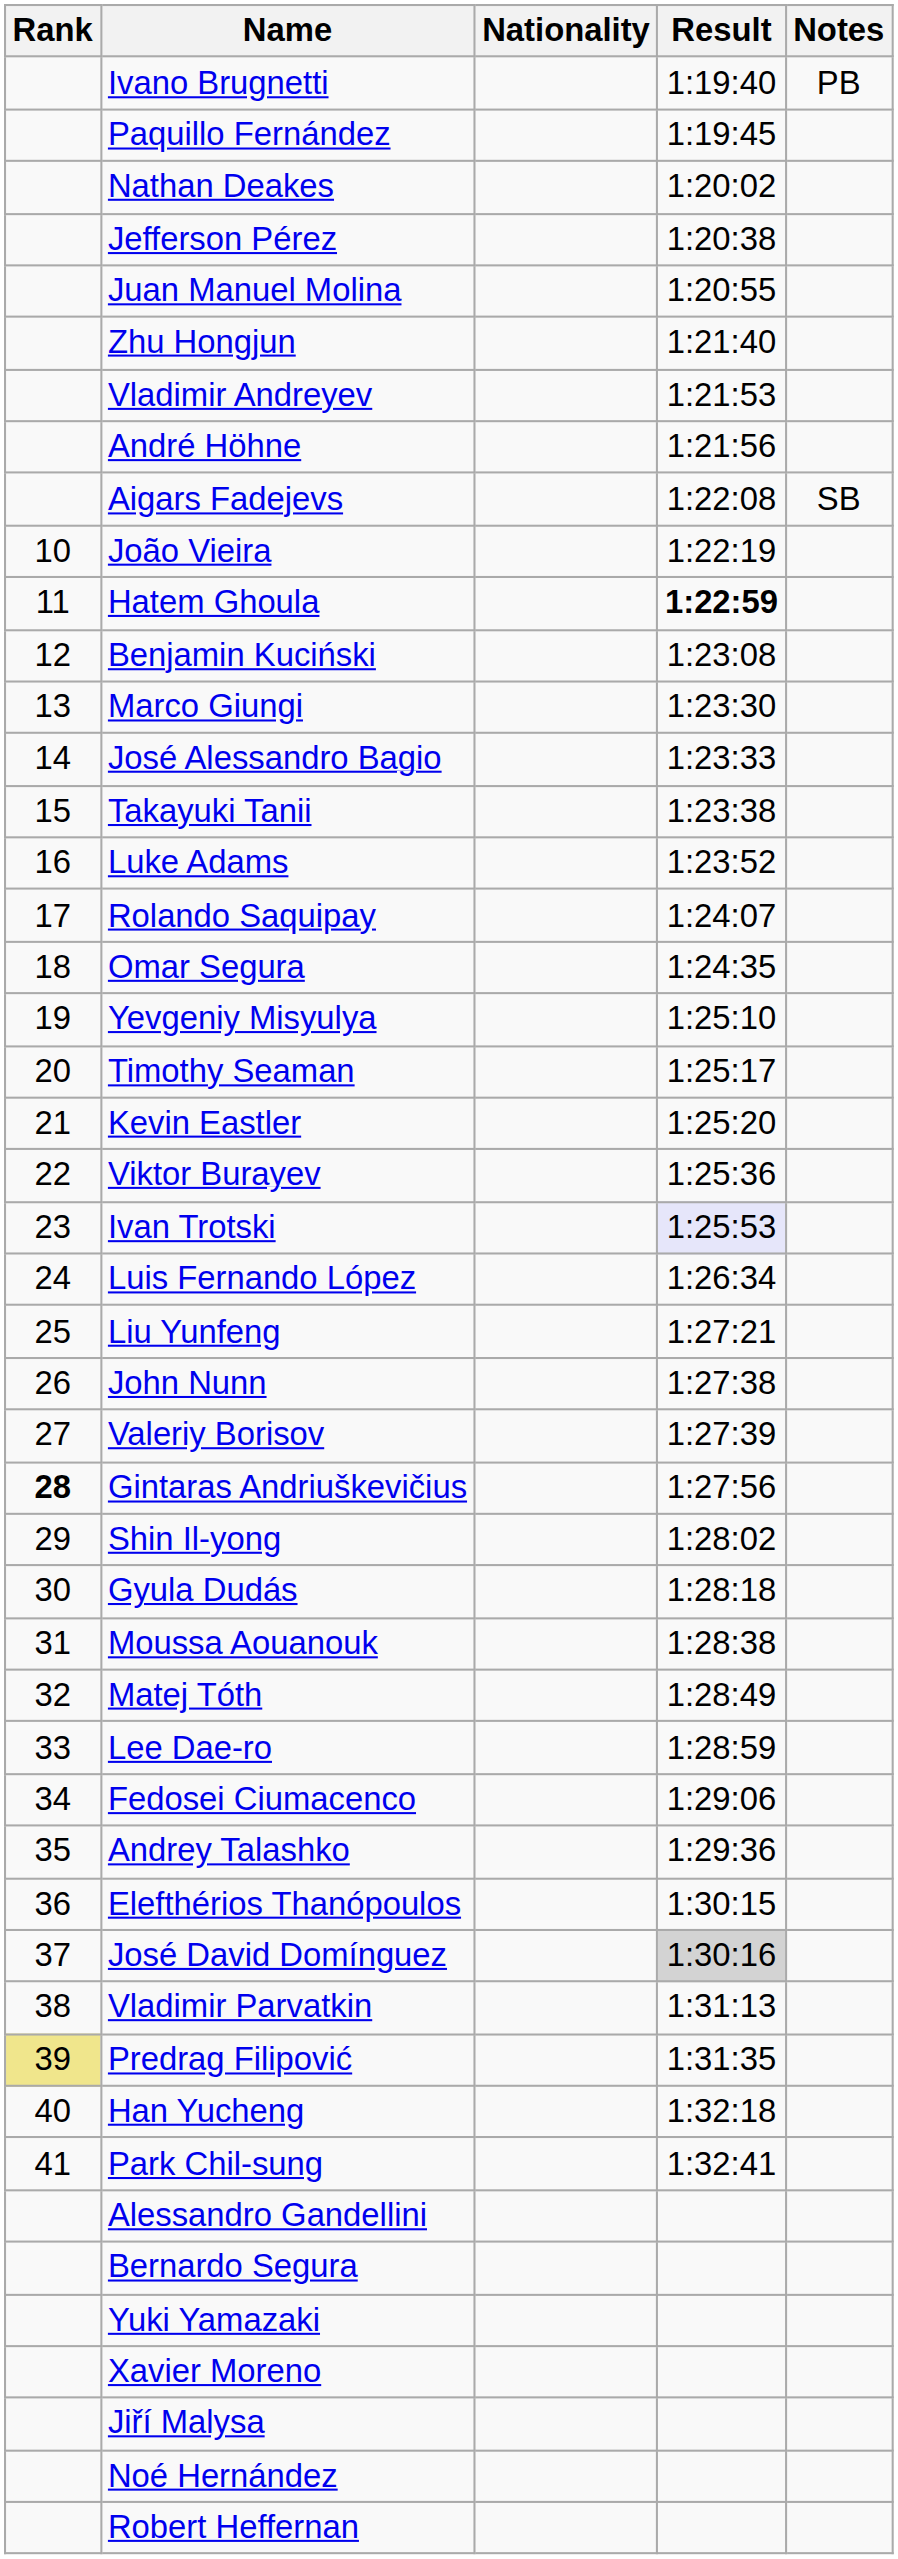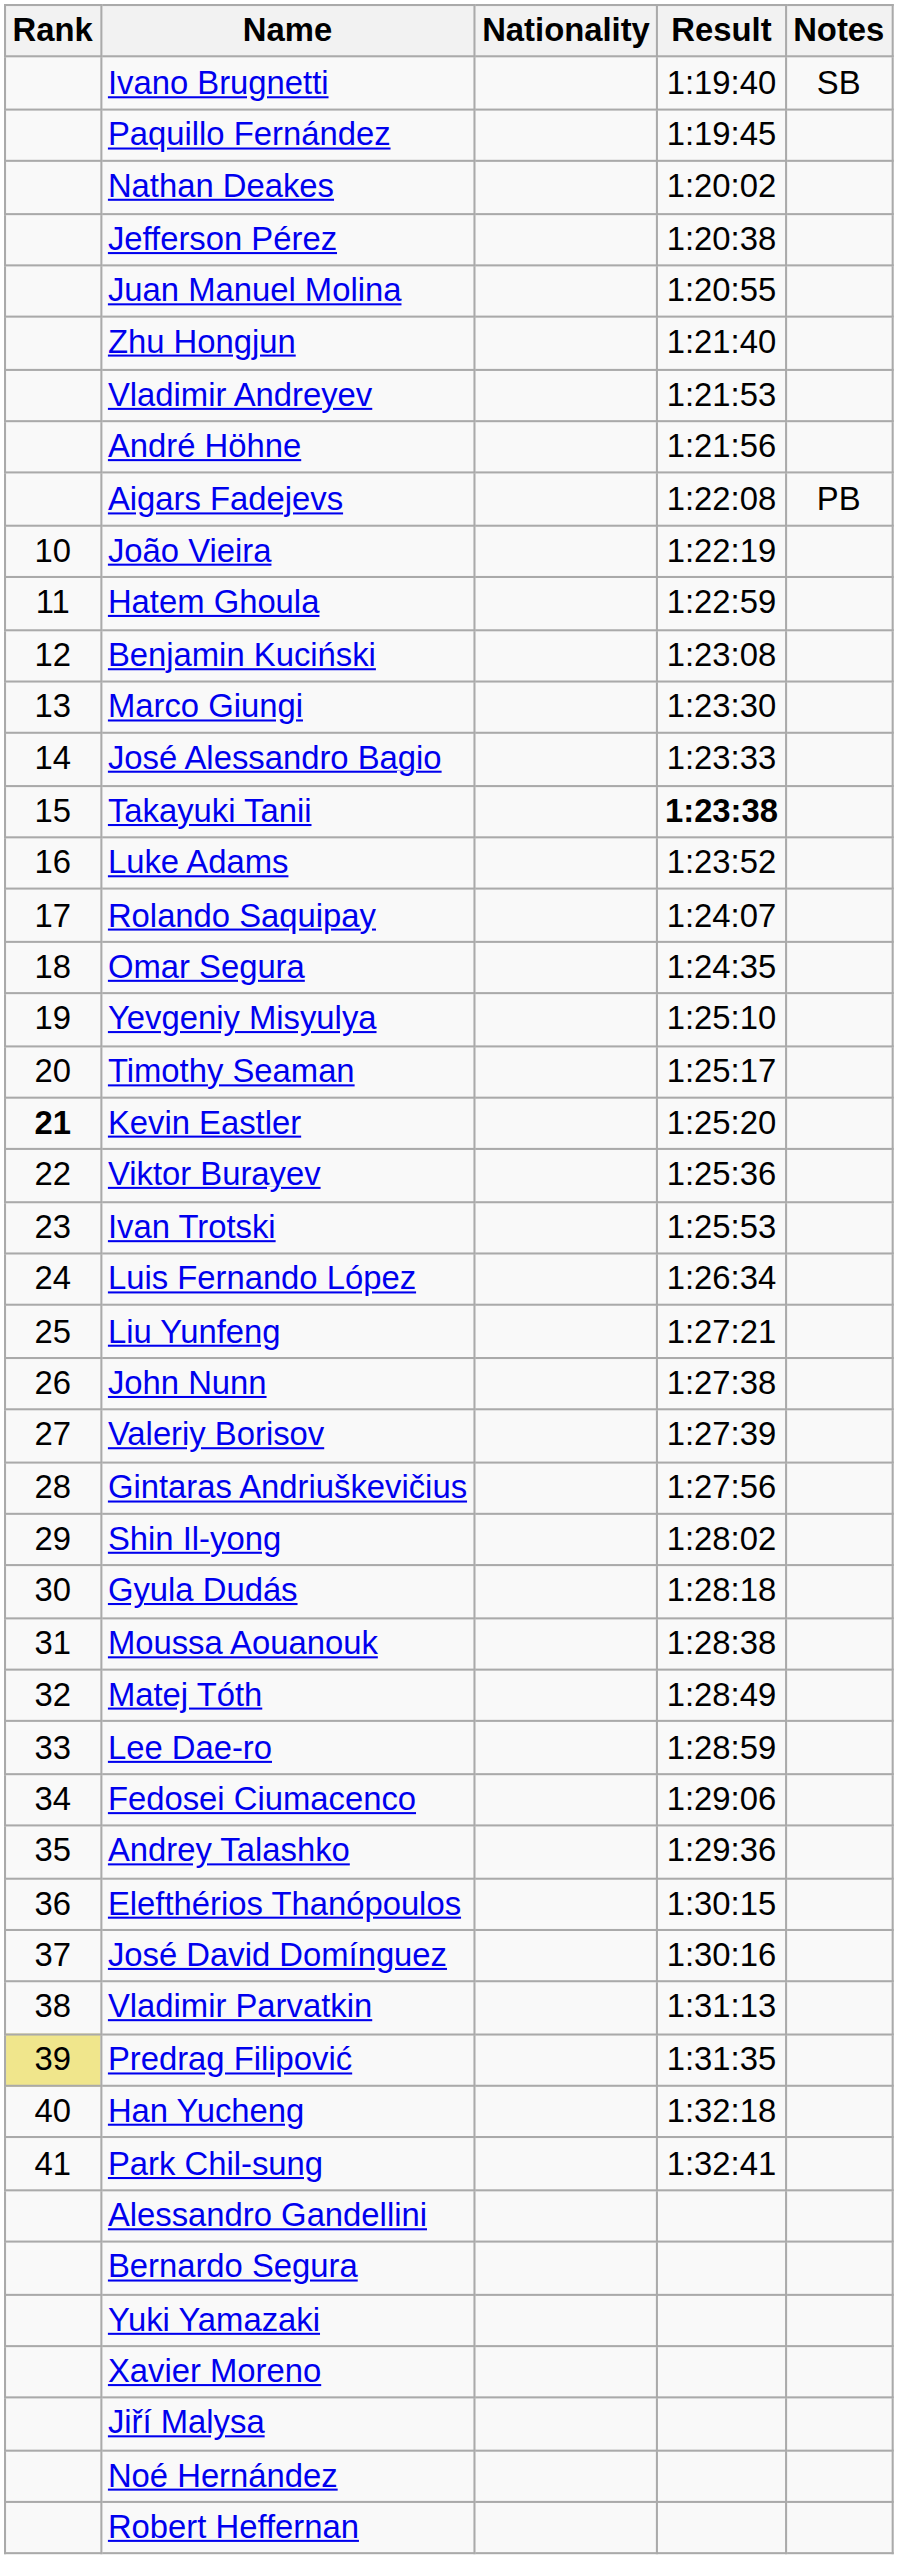(839, 82) PB -> (839, 82) SB
(839, 498) SB -> (839, 498) PB
(722, 602) bold -> (721, 602) normal
(721, 810) normal -> (722, 810) bold
(53, 1122) normal -> (53, 1122) bold
(721, 1226) lavender background -> (721, 1226) no background
(53, 1487) bold -> (53, 1487) normal
(721, 1955) lightgrey background -> (721, 1955) no background
